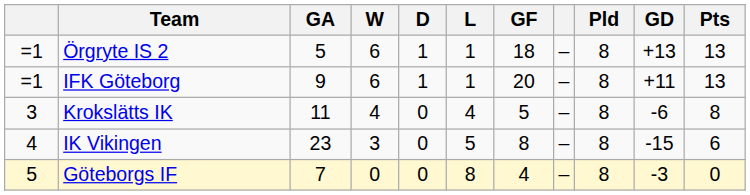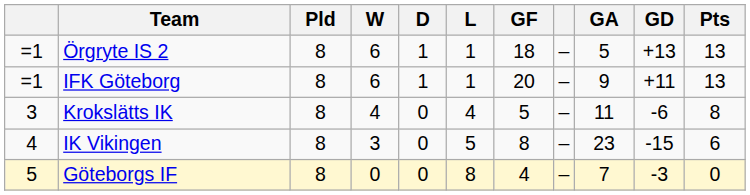columns swapped: (604, 19) <-> (320, 19)
